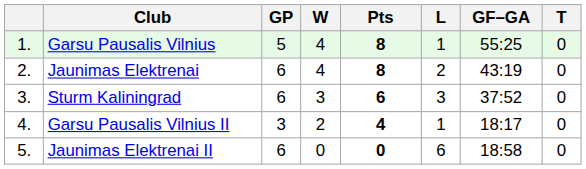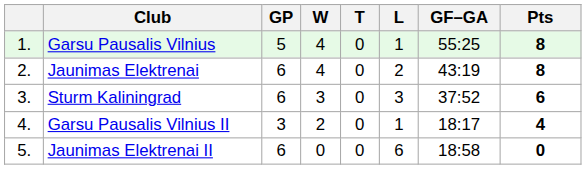columns swapped: (561, 17) <-> (381, 17)
